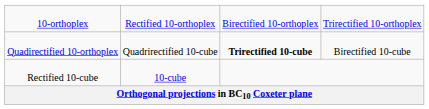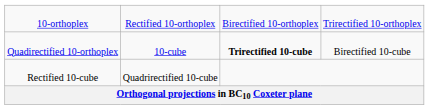(170, 51) Quadrirectified 10-cube -> (170, 51) 10-cube
(170, 78) 10-cube -> (170, 78) Quadrirectified 10-cube
